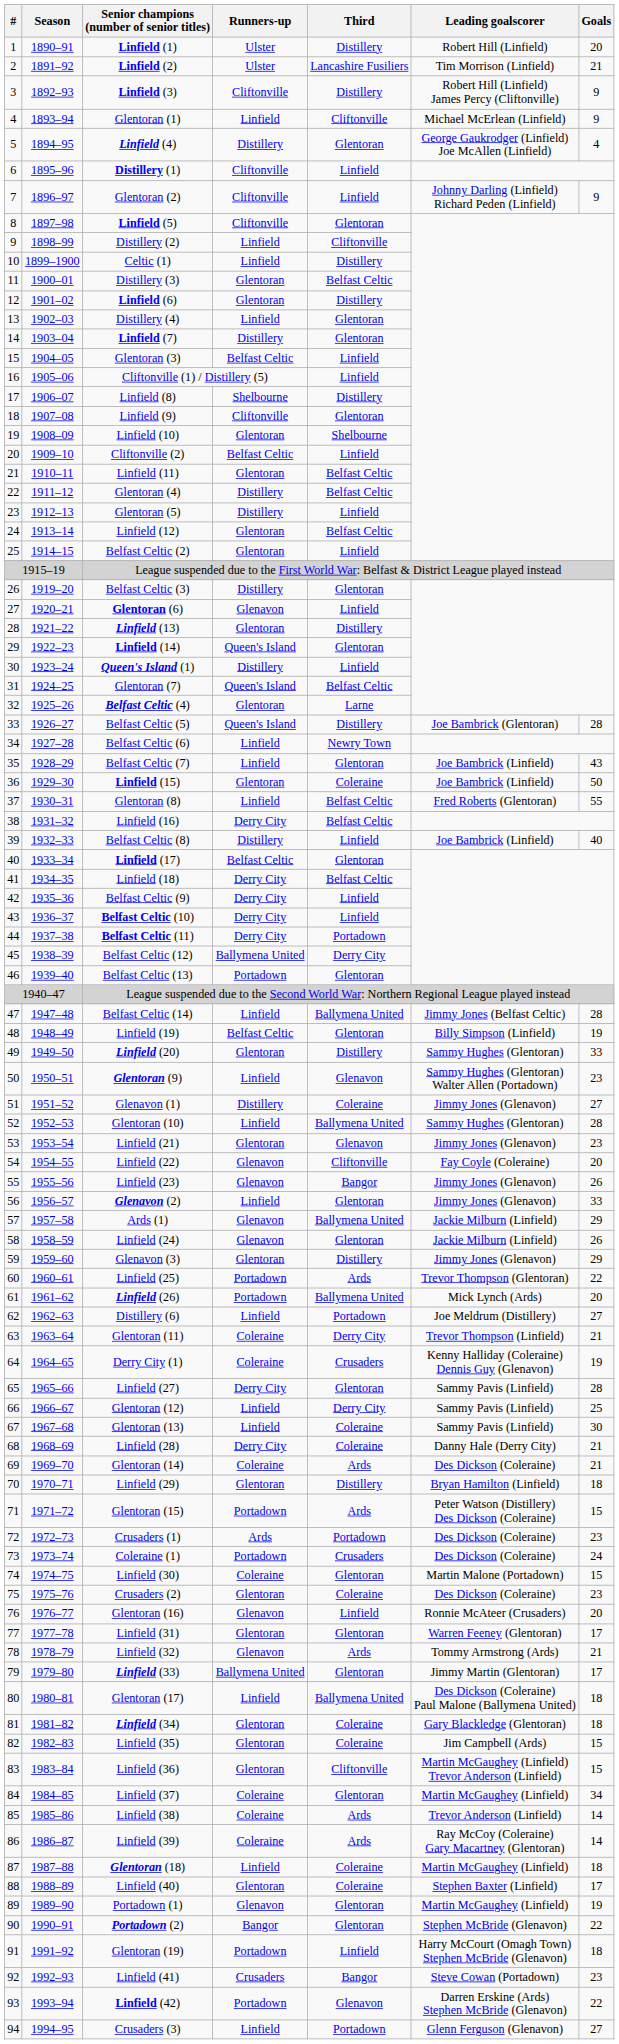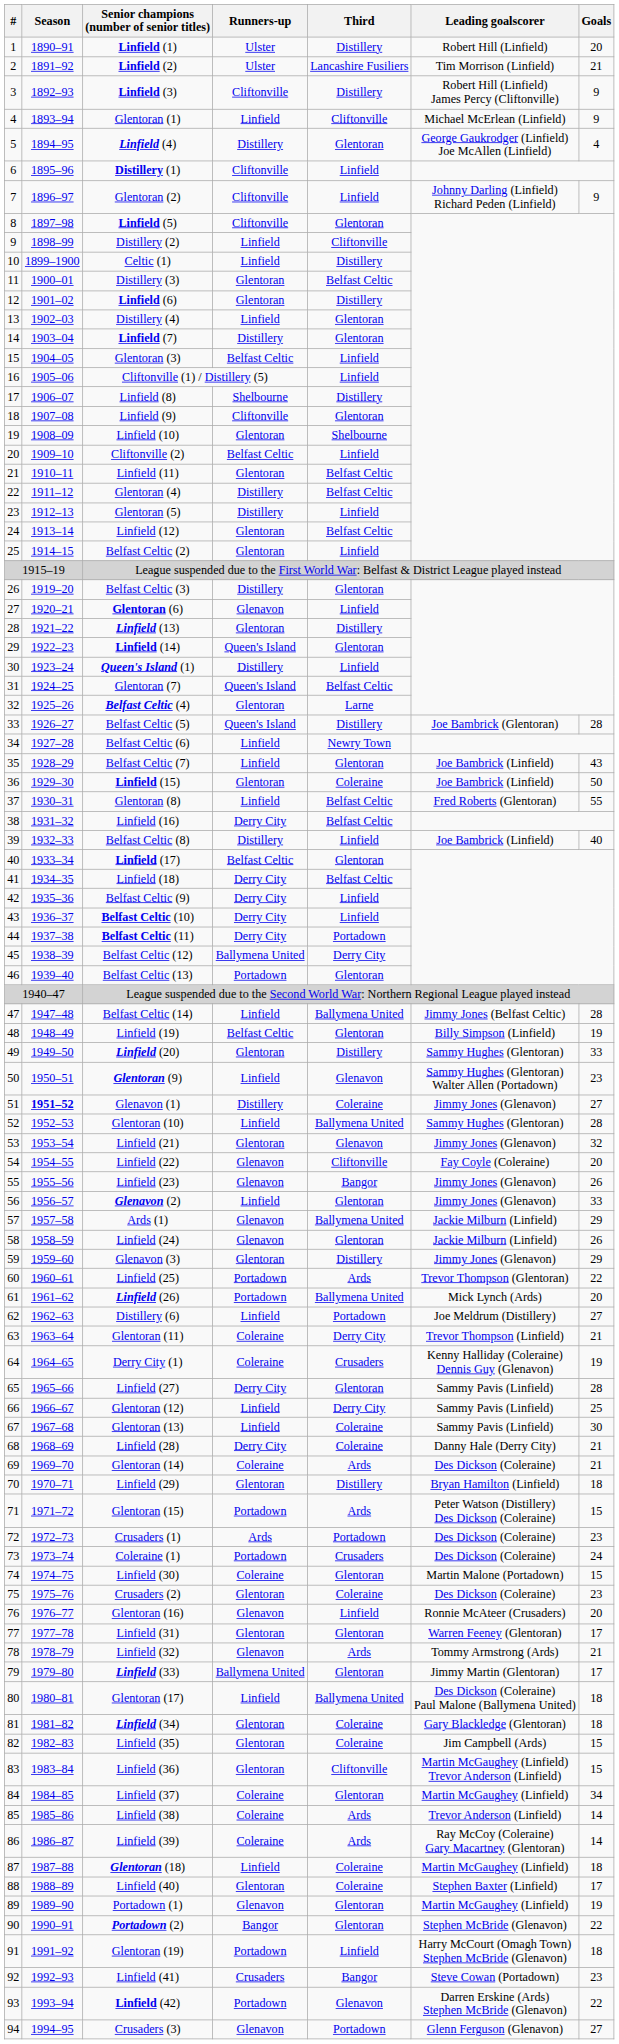(52, 1104) normal -> (52, 1104) bold
(596, 1143) 23 -> (596, 1143) 32
(260, 2029) Linfield -> (260, 2029) Glenavon
